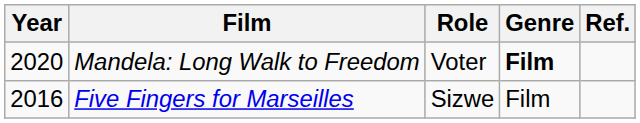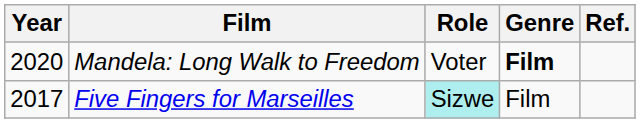(37, 99) 2016 -> (37, 99) 2017
(462, 99) no background -> (462, 99) paleturquoise background
